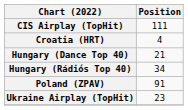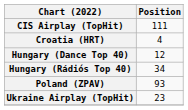(160, 55) 21 -> (160, 55) 12
(160, 84) 91 -> (160, 84) 93
